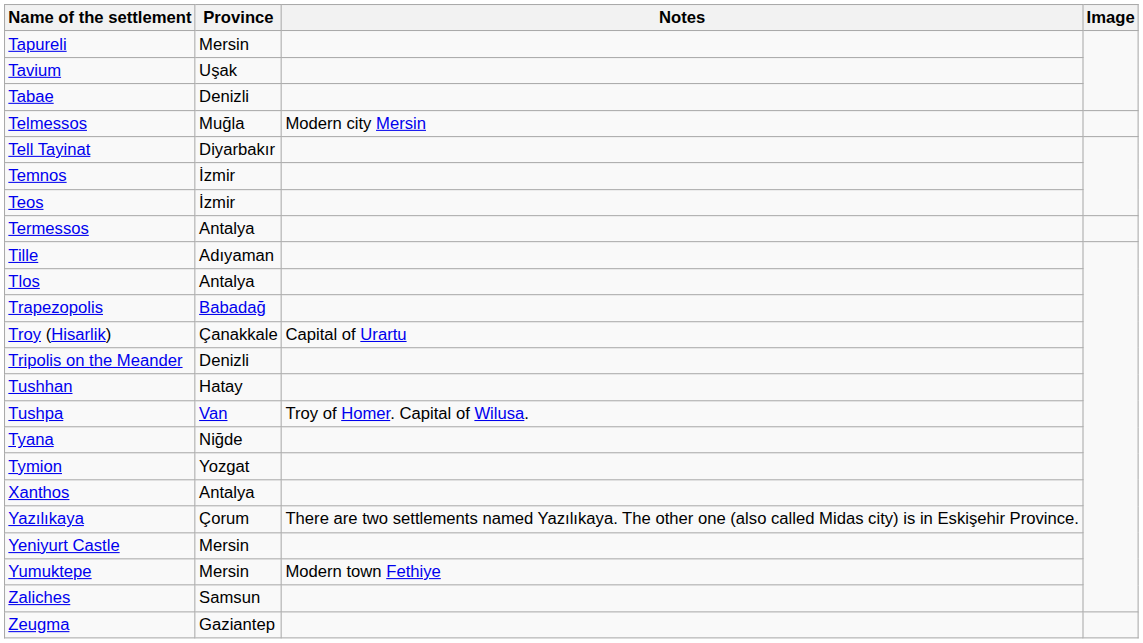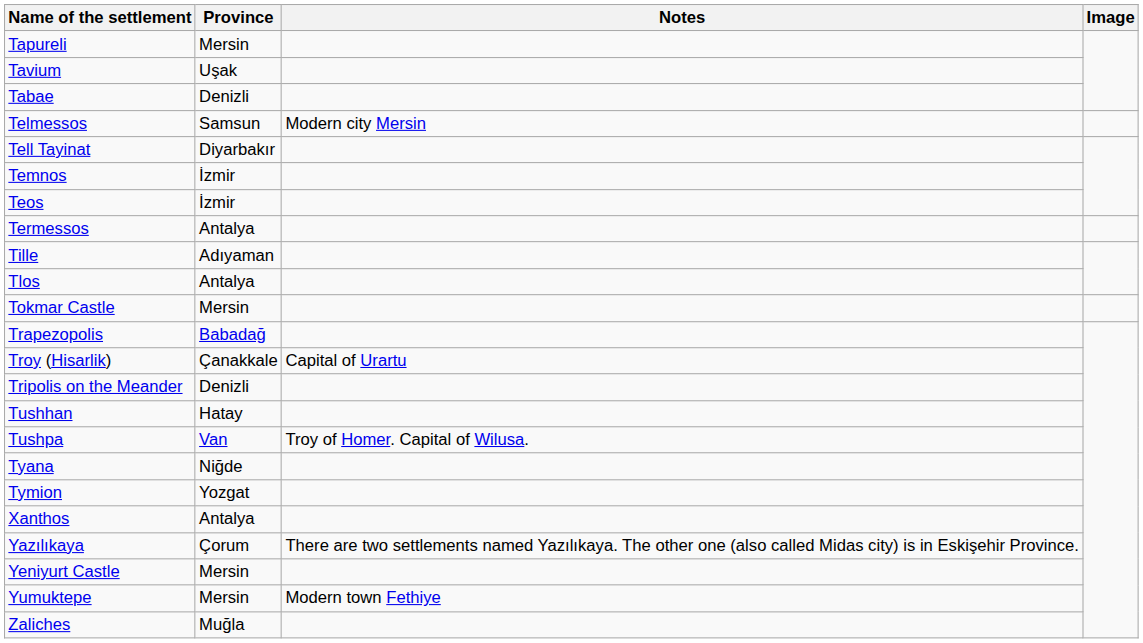(222, 123) Muğla -> (230, 123) Samsun
+ row: (62, 307)
(230, 598) Samsun -> (222, 624) Muğla
- row: (39, 624)
